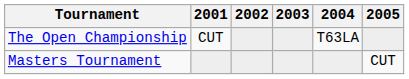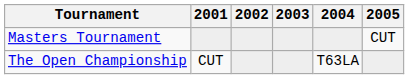rows swapped: (85, 62) <-> (97, 39)
